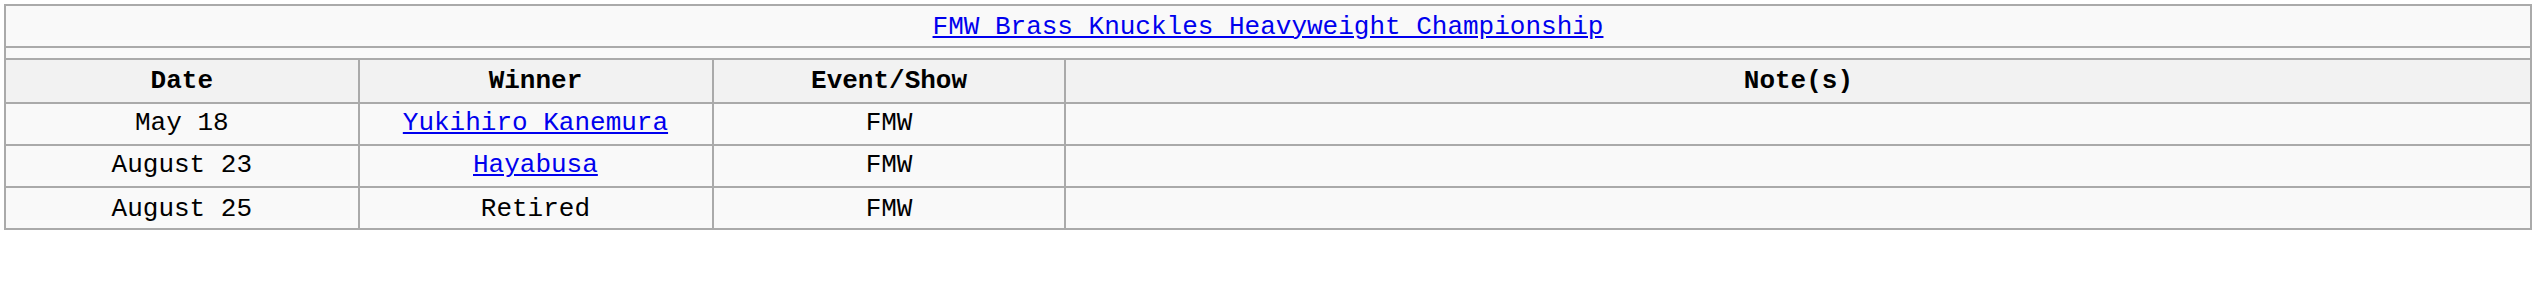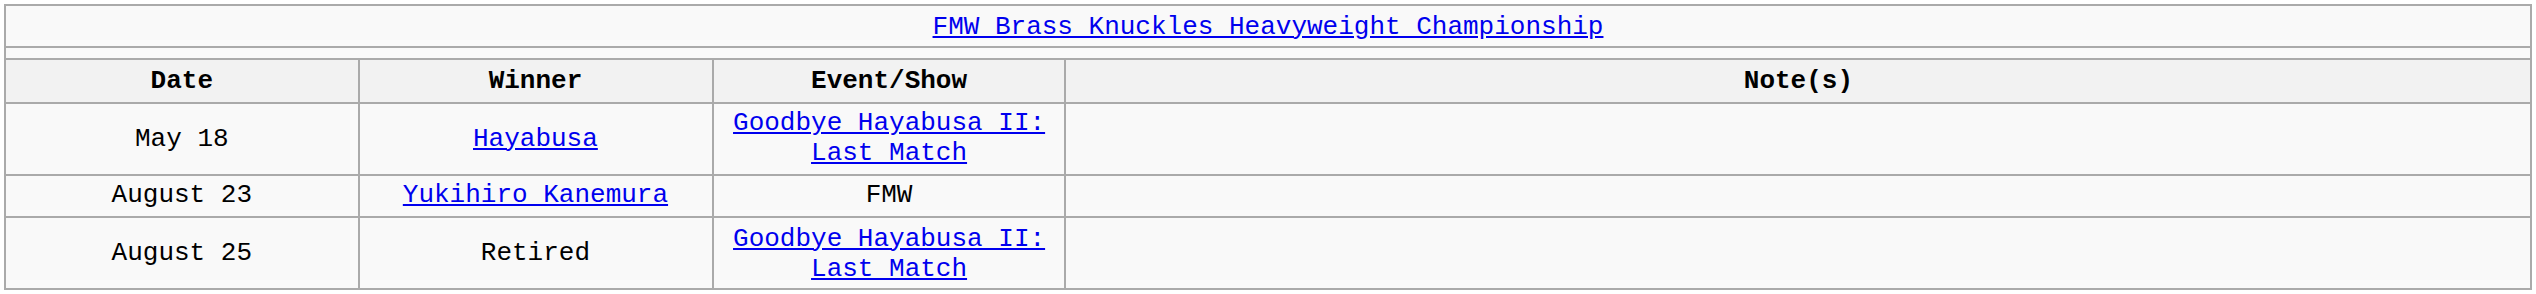(535, 123) Yukihiro Kanemura -> (535, 138) Hayabusa
(889, 123) FMW -> (889, 138) Goodbye Hayabusa II: Last Match
(535, 166) Hayabusa -> (535, 196) Yukihiro Kanemura
(889, 208) FMW -> (889, 253) Goodbye Hayabusa II: Last Match
